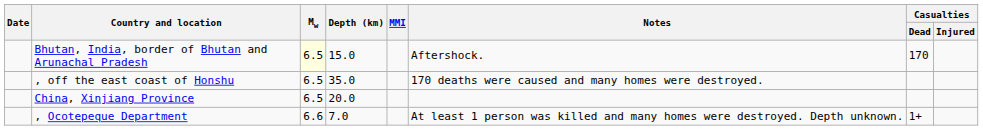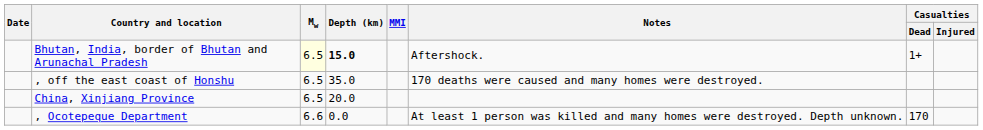(342, 56) normal -> (342, 56) bold
(919, 56) 170 -> (915, 56) 1+
(338, 116) 7.0 -> (338, 116) 0.0
(915, 116) 1+ -> (919, 116) 170
